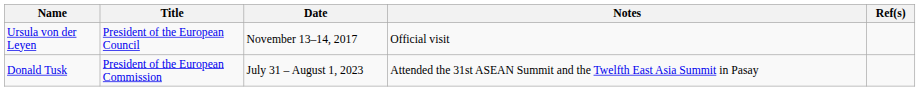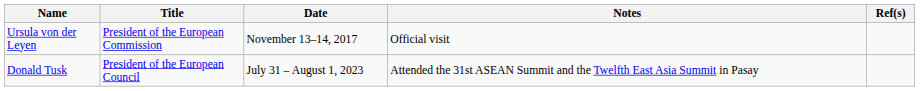(163, 38) President of the European Council -> (163, 38) President of the European Commission
(163, 70) President of the European Commission -> (163, 70) President of the European Council
